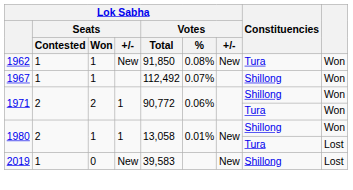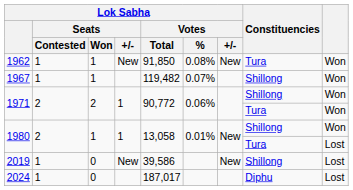(161, 78) 112,492 -> (161, 78) 119,482
(159, 161) 39,583 -> (159, 161) 39,586
+ row: (18, 177)
